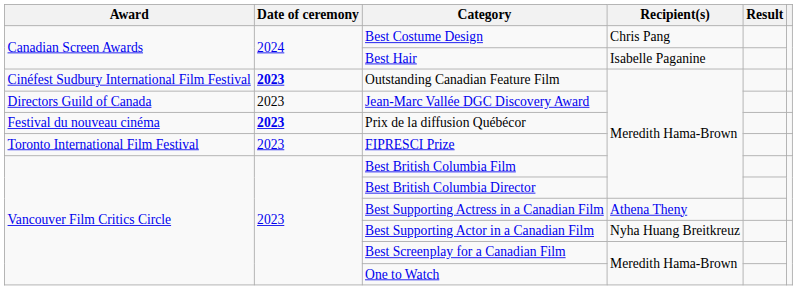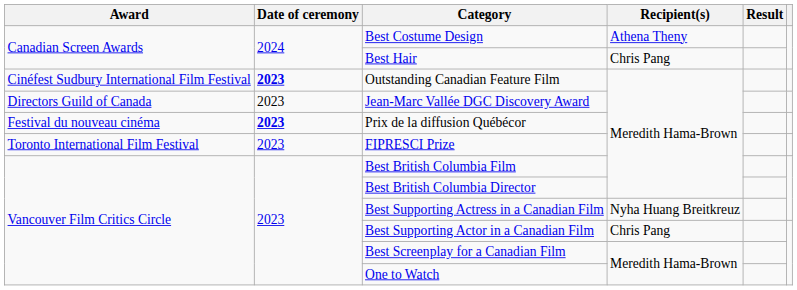(640, 36) Chris Pang -> (649, 36) Athena Theny
(658, 58) Isabelle Paganine -> (640, 58) Chris Pang
(649, 209) Athena Theny -> (675, 209) Nyha Huang Breitkreuz
(675, 230) Nyha Huang Breitkreuz -> (640, 230) Chris Pang
